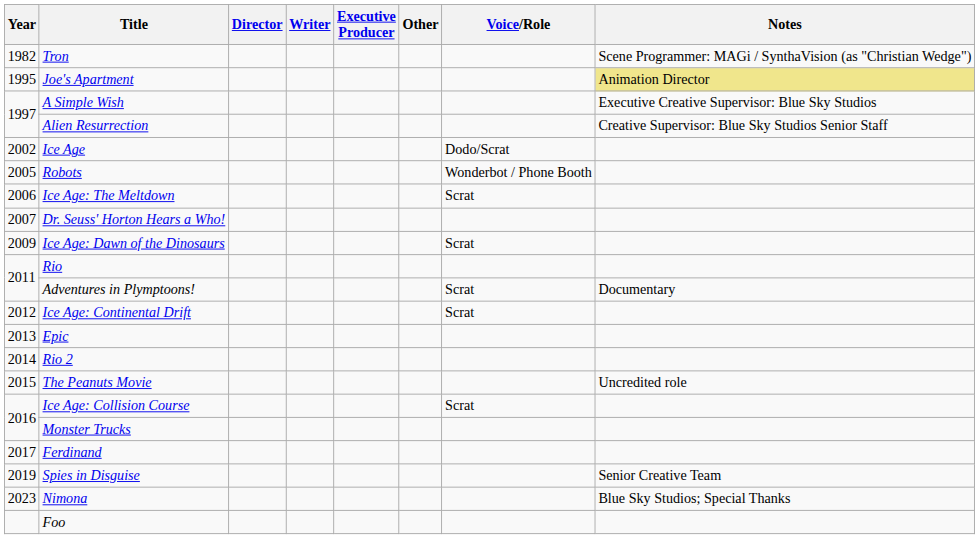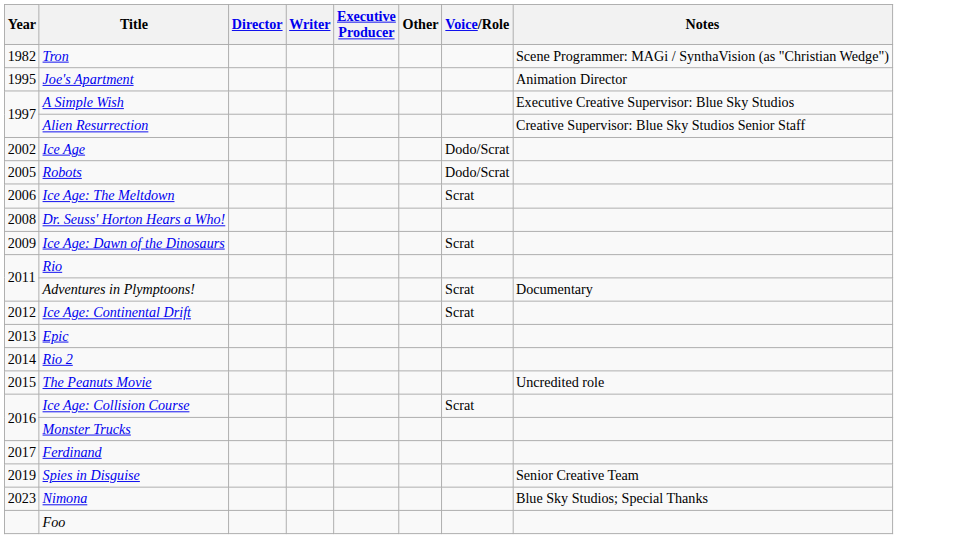(654, 79) khaki background -> (571, 79) no background
(518, 172) Wonderbot / Phone Booth -> (477, 172) Dodo/Scrat
(22, 219) 2007 -> (22, 219) 2008
